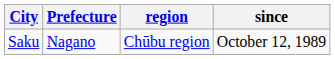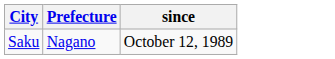- column: (167, 16)
